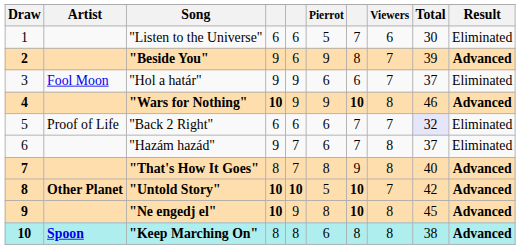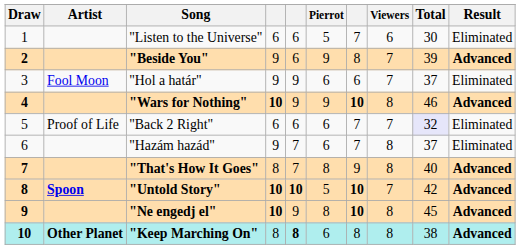(85, 189) Other Planet -> (65, 189) Spoon
(65, 233) Spoon -> (85, 233) Other Planet
(296, 233) normal -> (296, 233) bold
